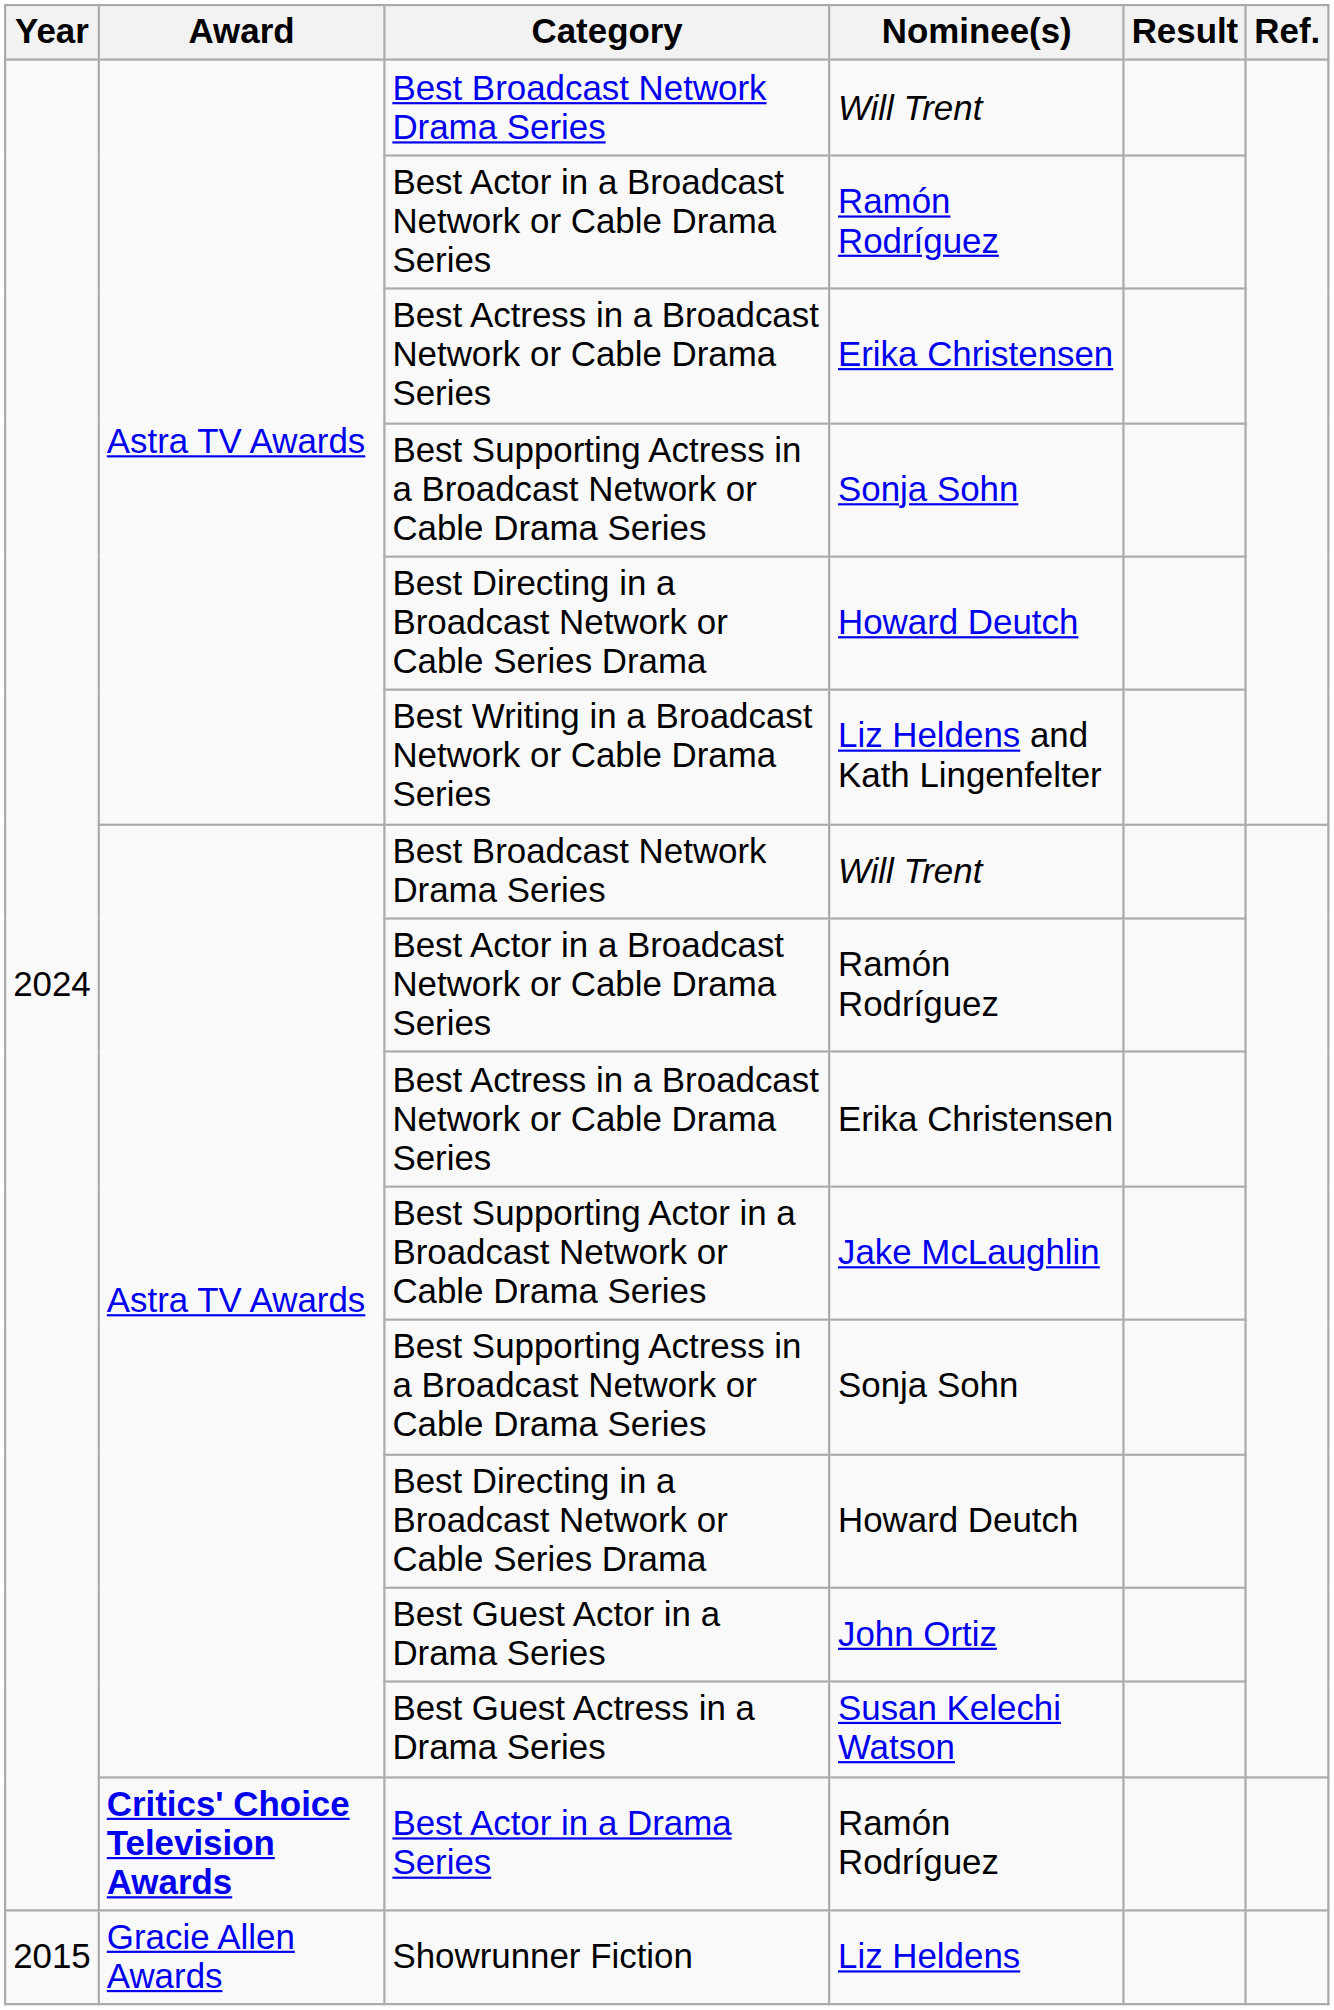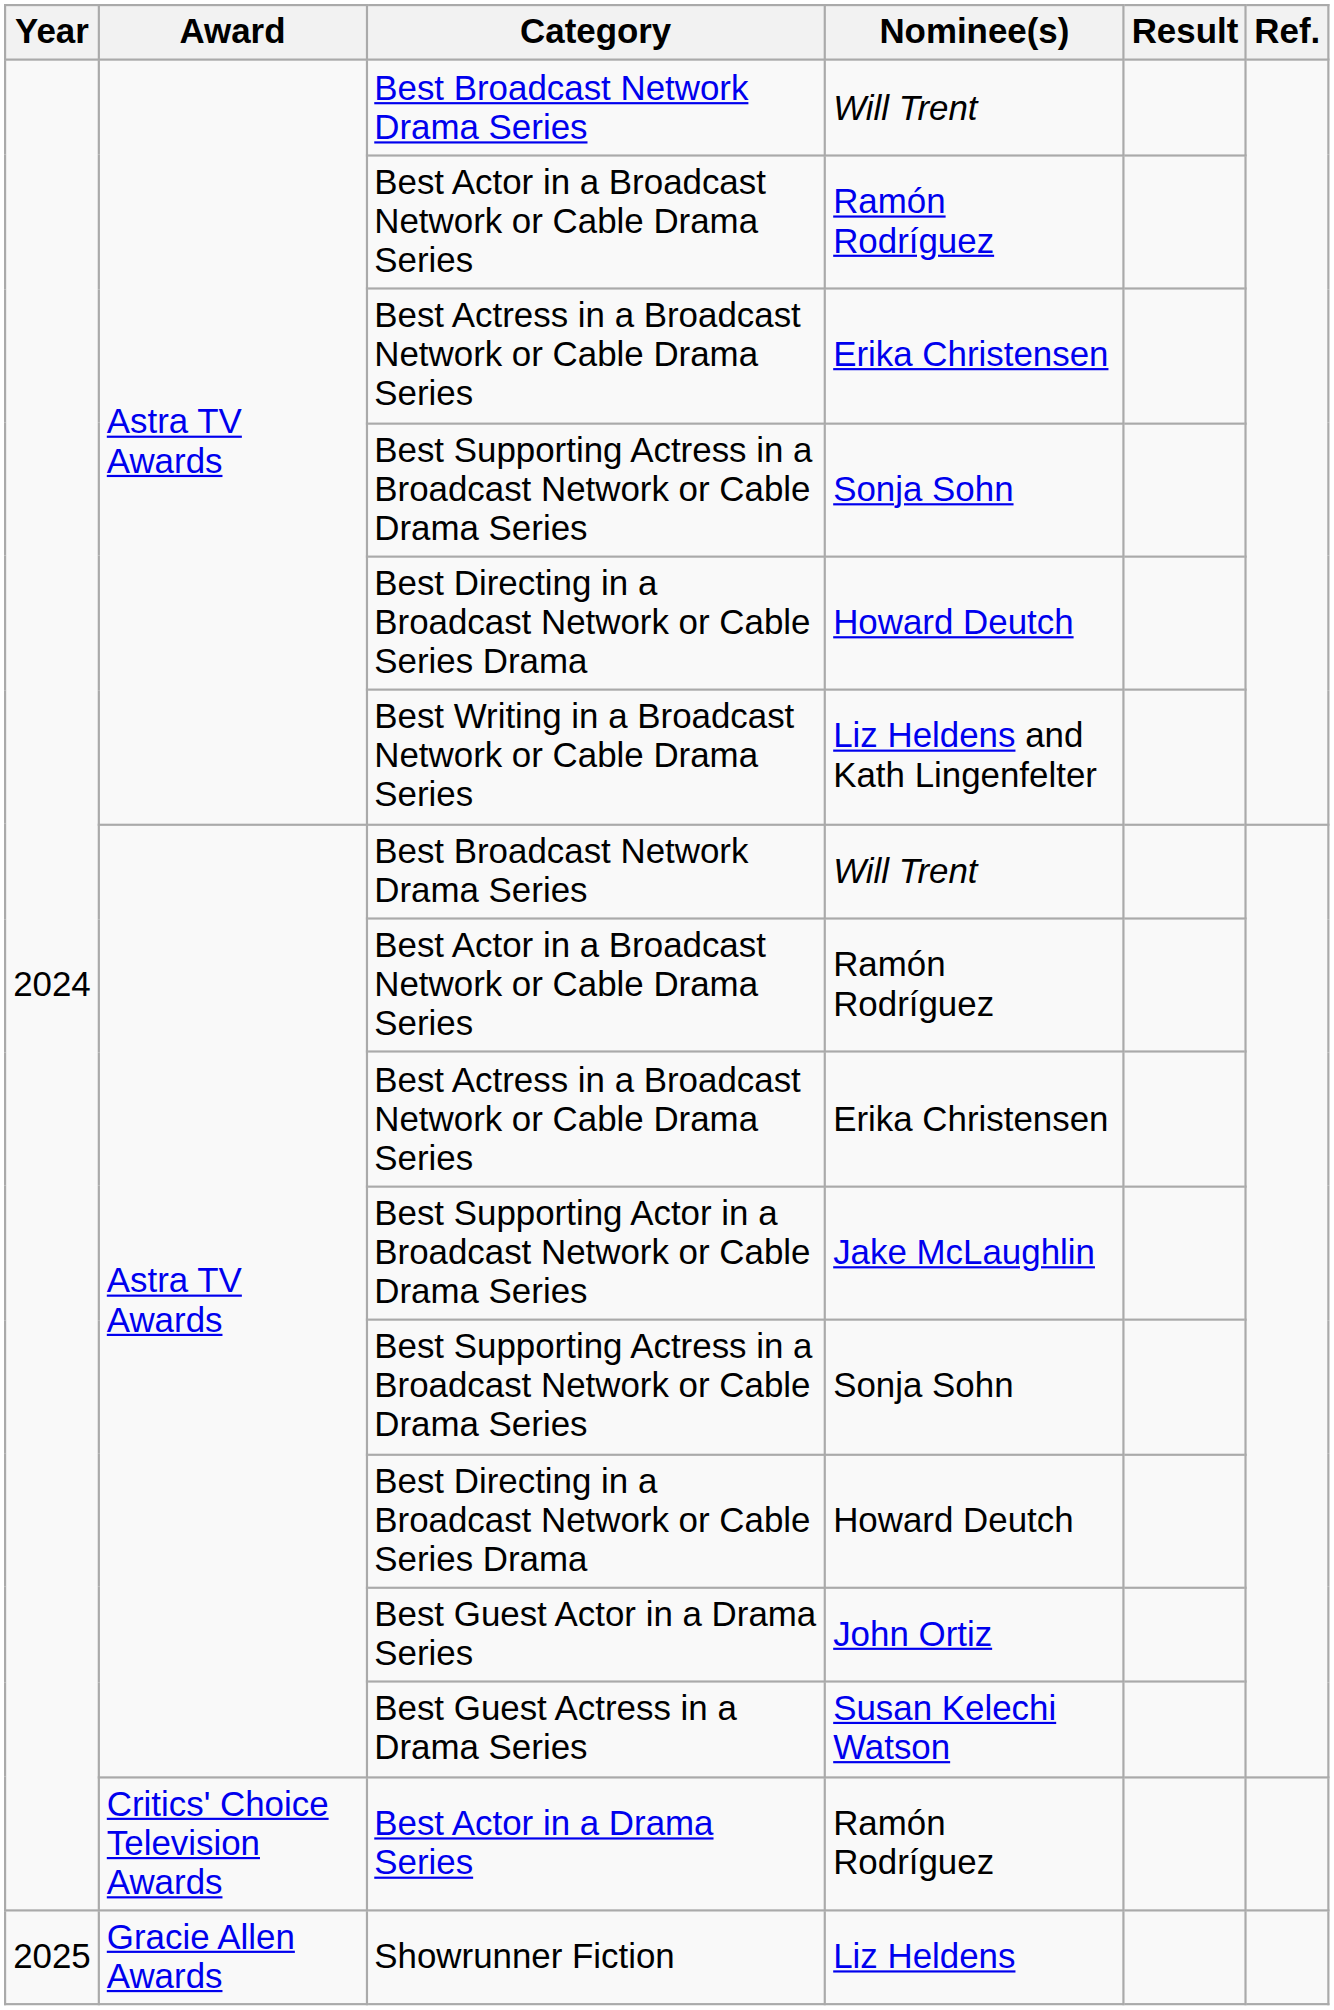(228, 1842) bold -> (218, 1842) normal
(52, 1957) 2015 -> (52, 1957) 2025
